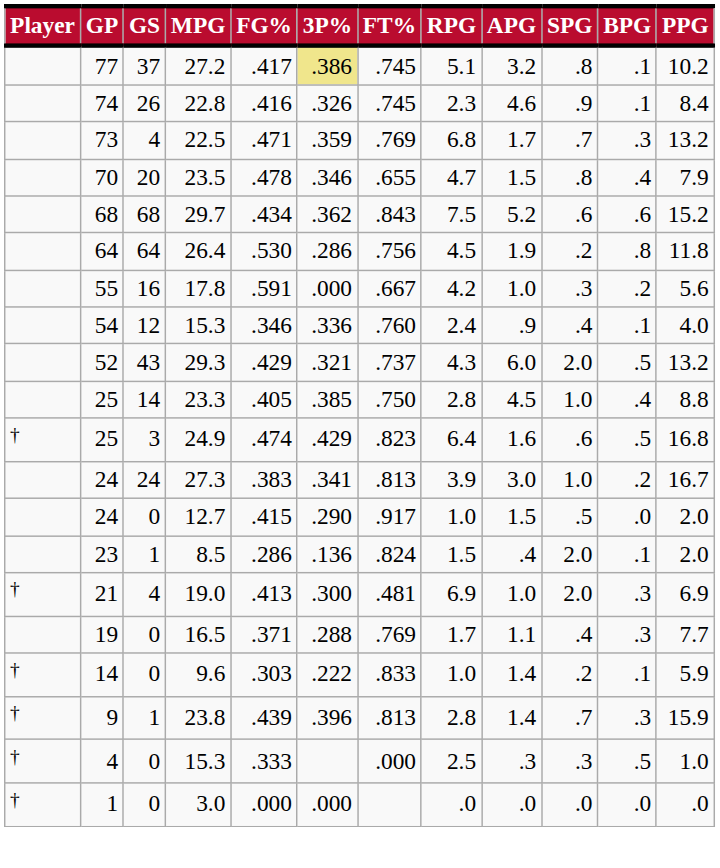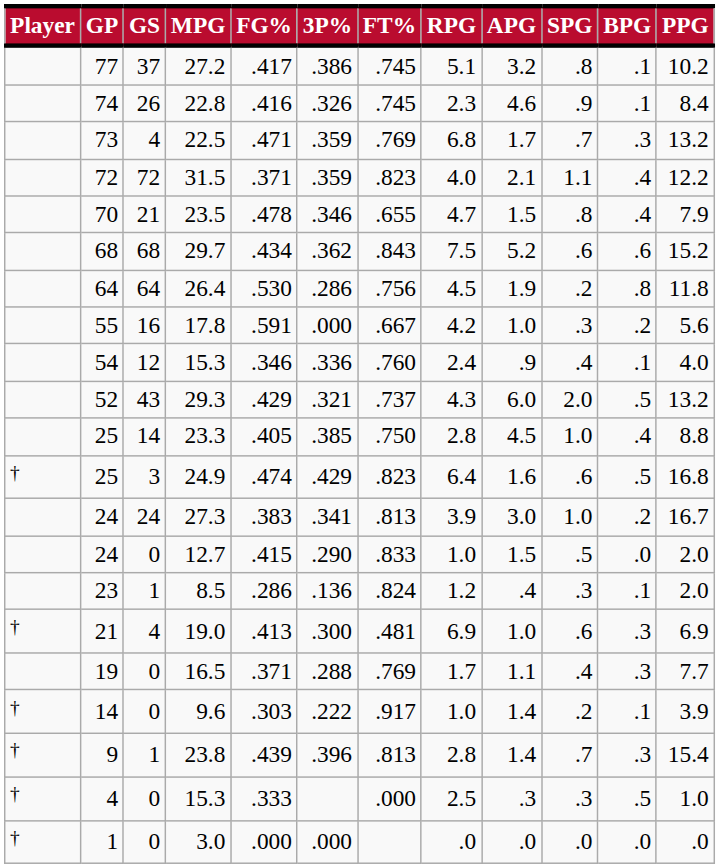(332, 65) khaki background -> (332, 65) no background
+ row: (106, 177)
(148, 177) 20 -> (148, 214) 21
(396, 516) .917 -> (396, 553) .833
(462, 553) 1.5 -> (462, 590) 1.2
(578, 553) 2.0 -> (584, 590) .3
(578, 594) 2.0 -> (584, 631) .6
(396, 674) .833 -> (396, 711) .917
(694, 674) 5.9 -> (694, 711) 3.9
(688, 717) 15.9 -> (688, 754) 15.4
